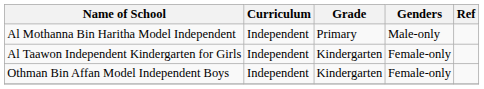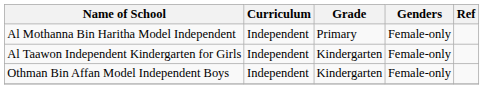(414, 34) Male-only -> (419, 34) Female-only
